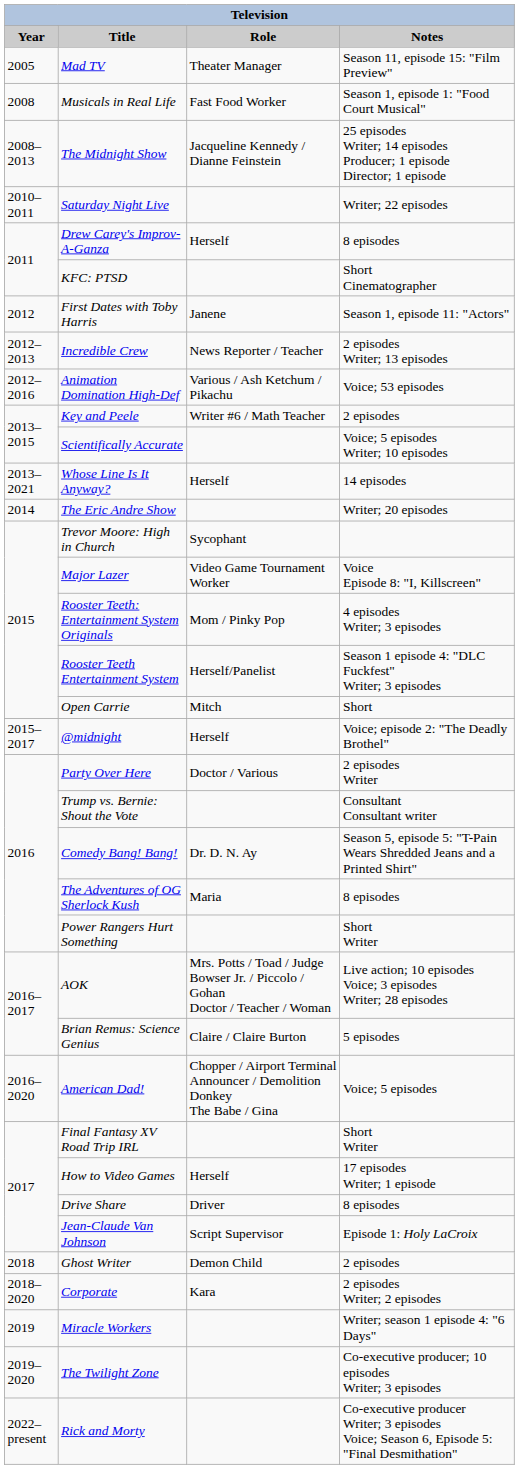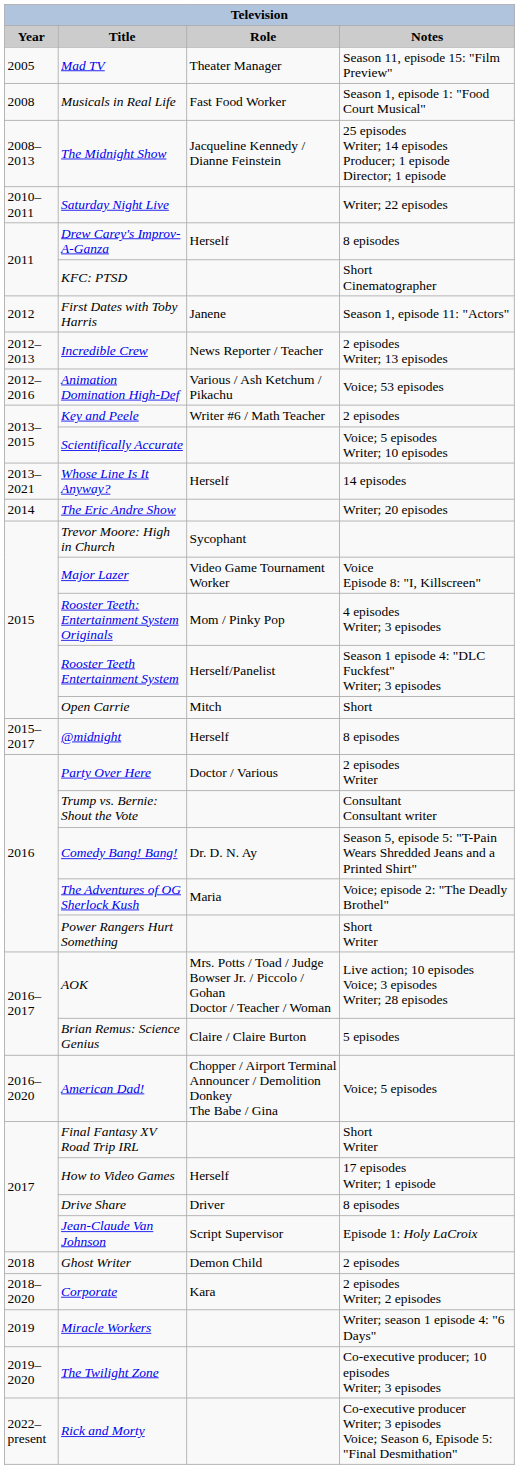(425, 736) Voice; episode 2: "The Deadly Brothel" -> (371, 736) 8 episodes
(371, 897) 8 episodes -> (425, 897) Voice; episode 2: "The Deadly Brothel"
